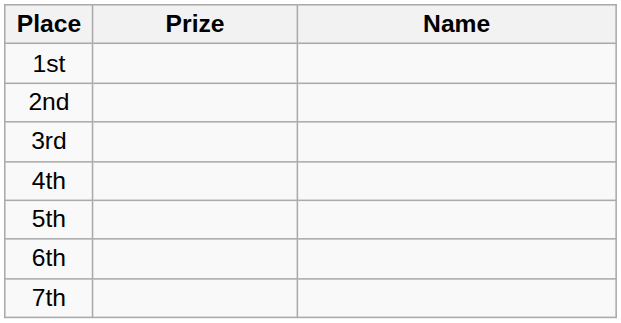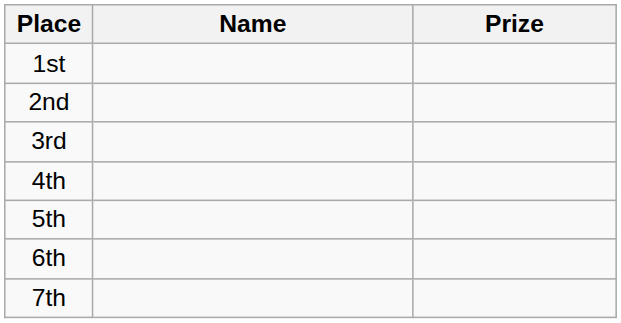columns swapped: (457, 24) <-> (195, 24)
